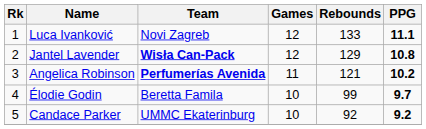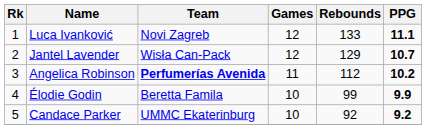(188, 54) bold -> (185, 54) normal
(403, 54) 10.8 -> (403, 54) 10.7
(350, 74) 121 -> (350, 74) 112
(403, 94) 9.7 -> (403, 94) 9.9
